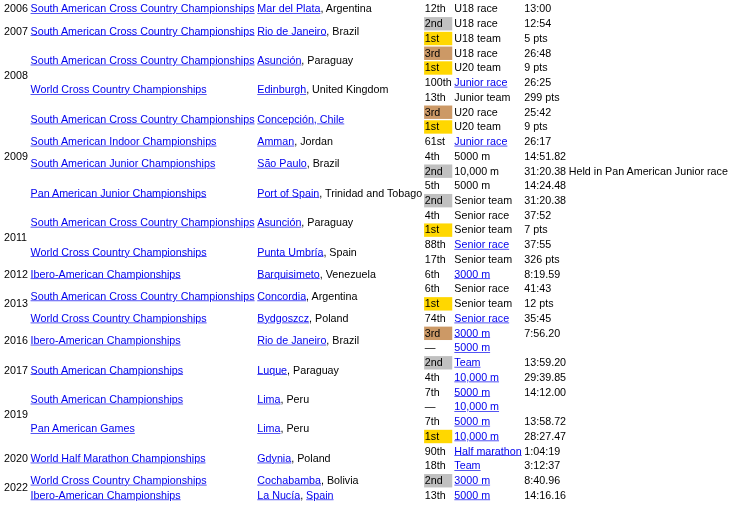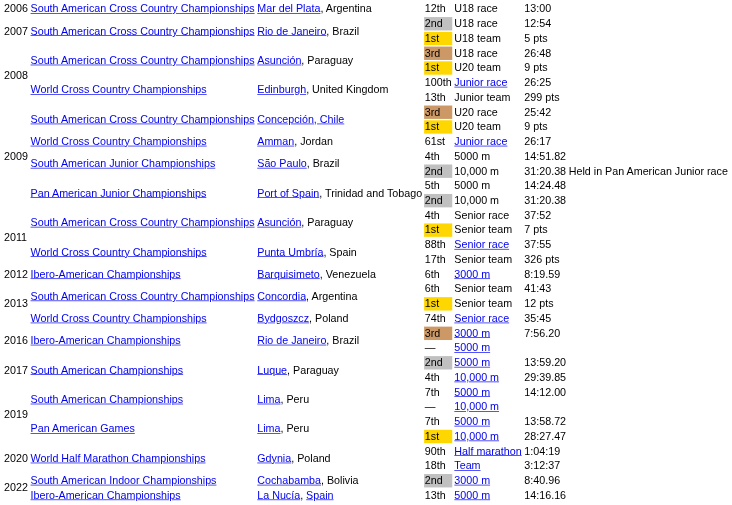(124, 141) South American Indoor Championships -> (119, 141) World Cross Country Championships
(483, 200) Senior team -> (477, 200) 10,000 m
(482, 289) Senior race -> (483, 289) Senior team
(467, 362) Team -> (472, 362) 5000 m
(119, 480) World Cross Country Championships -> (124, 480) South American Indoor Championships
